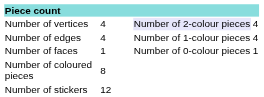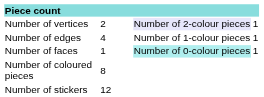(103, 24) 4 -> (103, 24) 2
(255, 24) 4 -> (255, 24) 1
(255, 37) 4 -> (255, 37) 1
(192, 51) no background -> (192, 51) paleturquoise background
